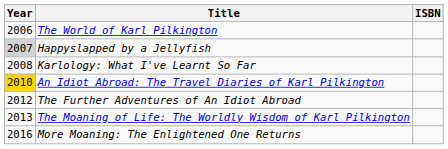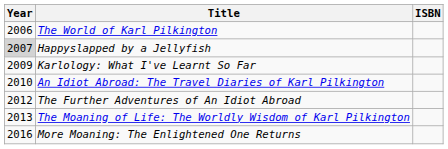(20, 65) 2008 -> (20, 65) 2009
(20, 83) gold background -> (20, 83) no background
